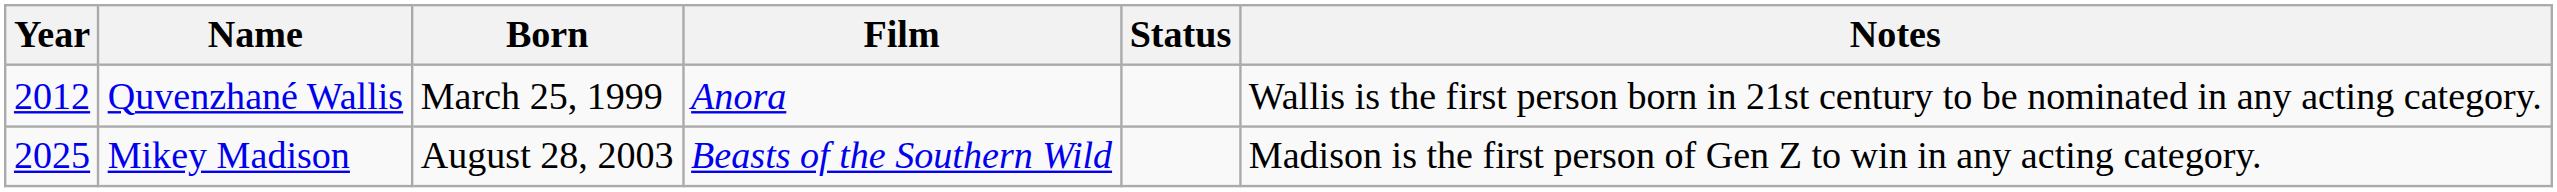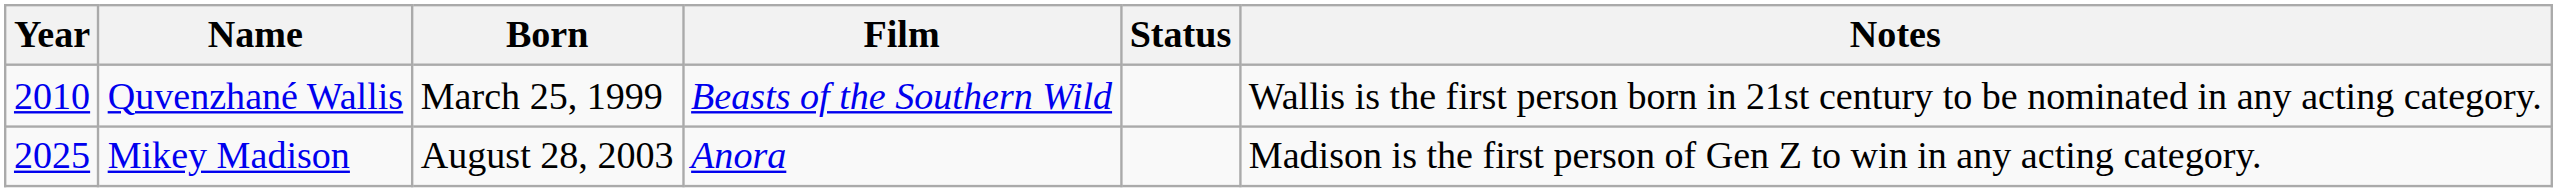(52, 95) 2012 -> (52, 95) 2010
(739, 95) Anora -> (902, 95) Beasts of the Southern Wild
(902, 155) Beasts of the Southern Wild -> (739, 155) Anora
